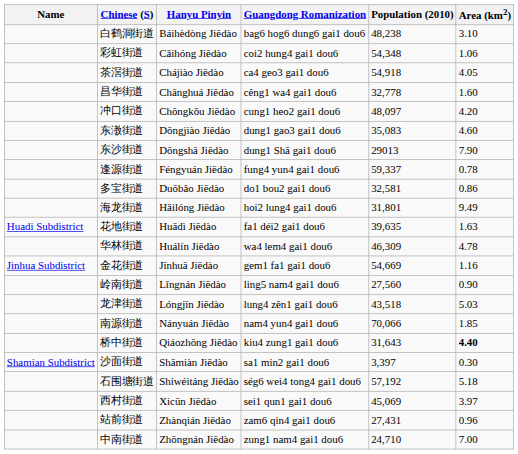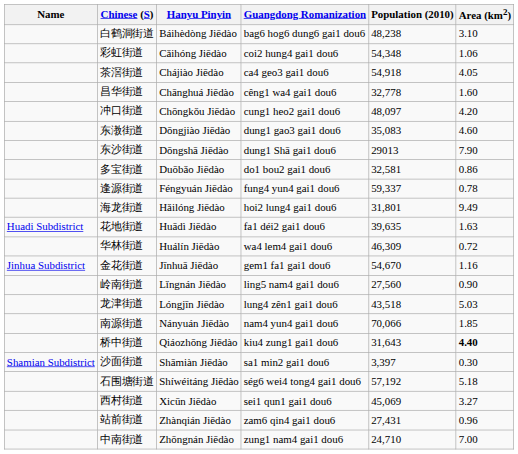rows swapped: (122, 188) <-> (122, 169)
(468, 246) 4.78 -> (468, 246) 0.72
(386, 265) 54,669 -> (386, 265) 54,670
(468, 400) 3.97 -> (468, 400) 3.27
